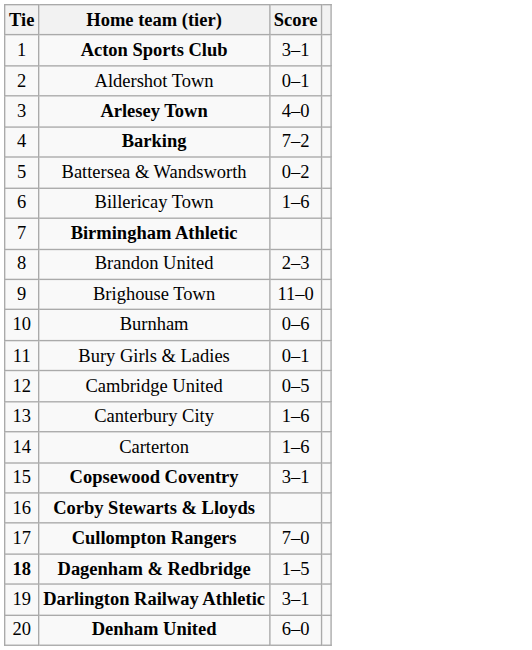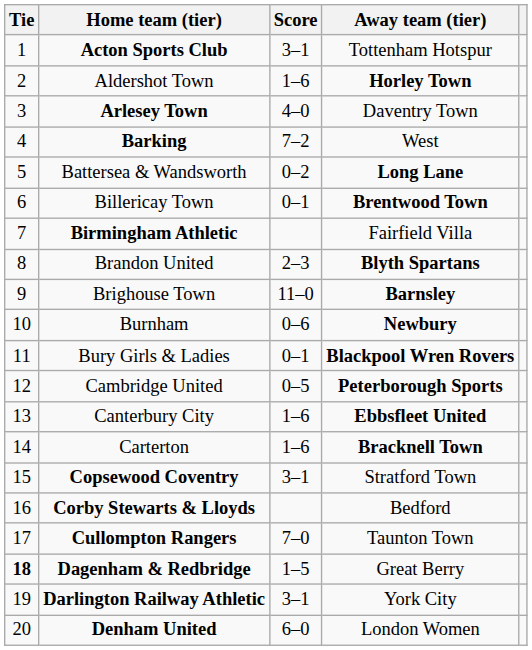+ column: (420, 19)
(296, 80) 0–1 -> (296, 80) 1–6
(296, 202) 1–6 -> (296, 202) 0–1
